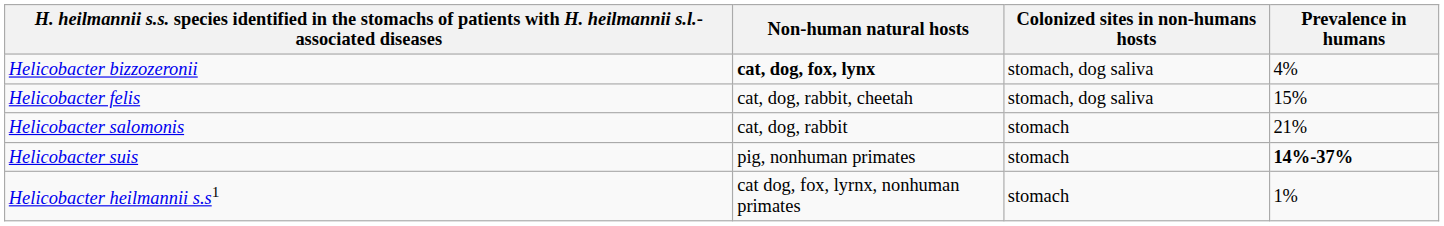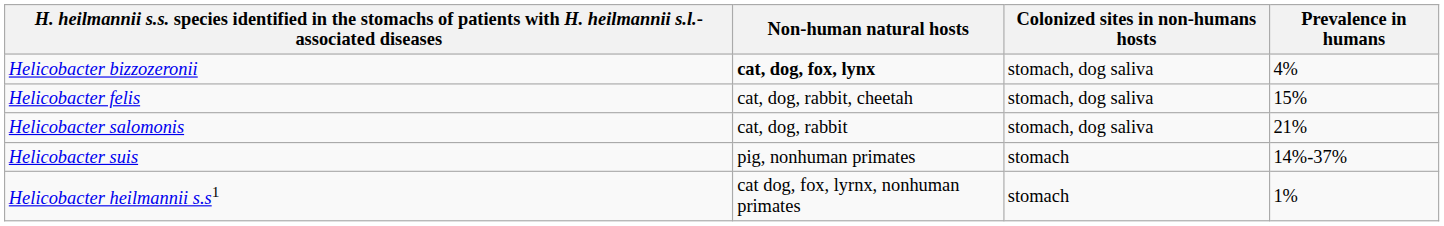(1038, 127) stomach -> (1081, 127) stomach, dog saliva
(1313, 156) bold -> (1310, 156) normal
